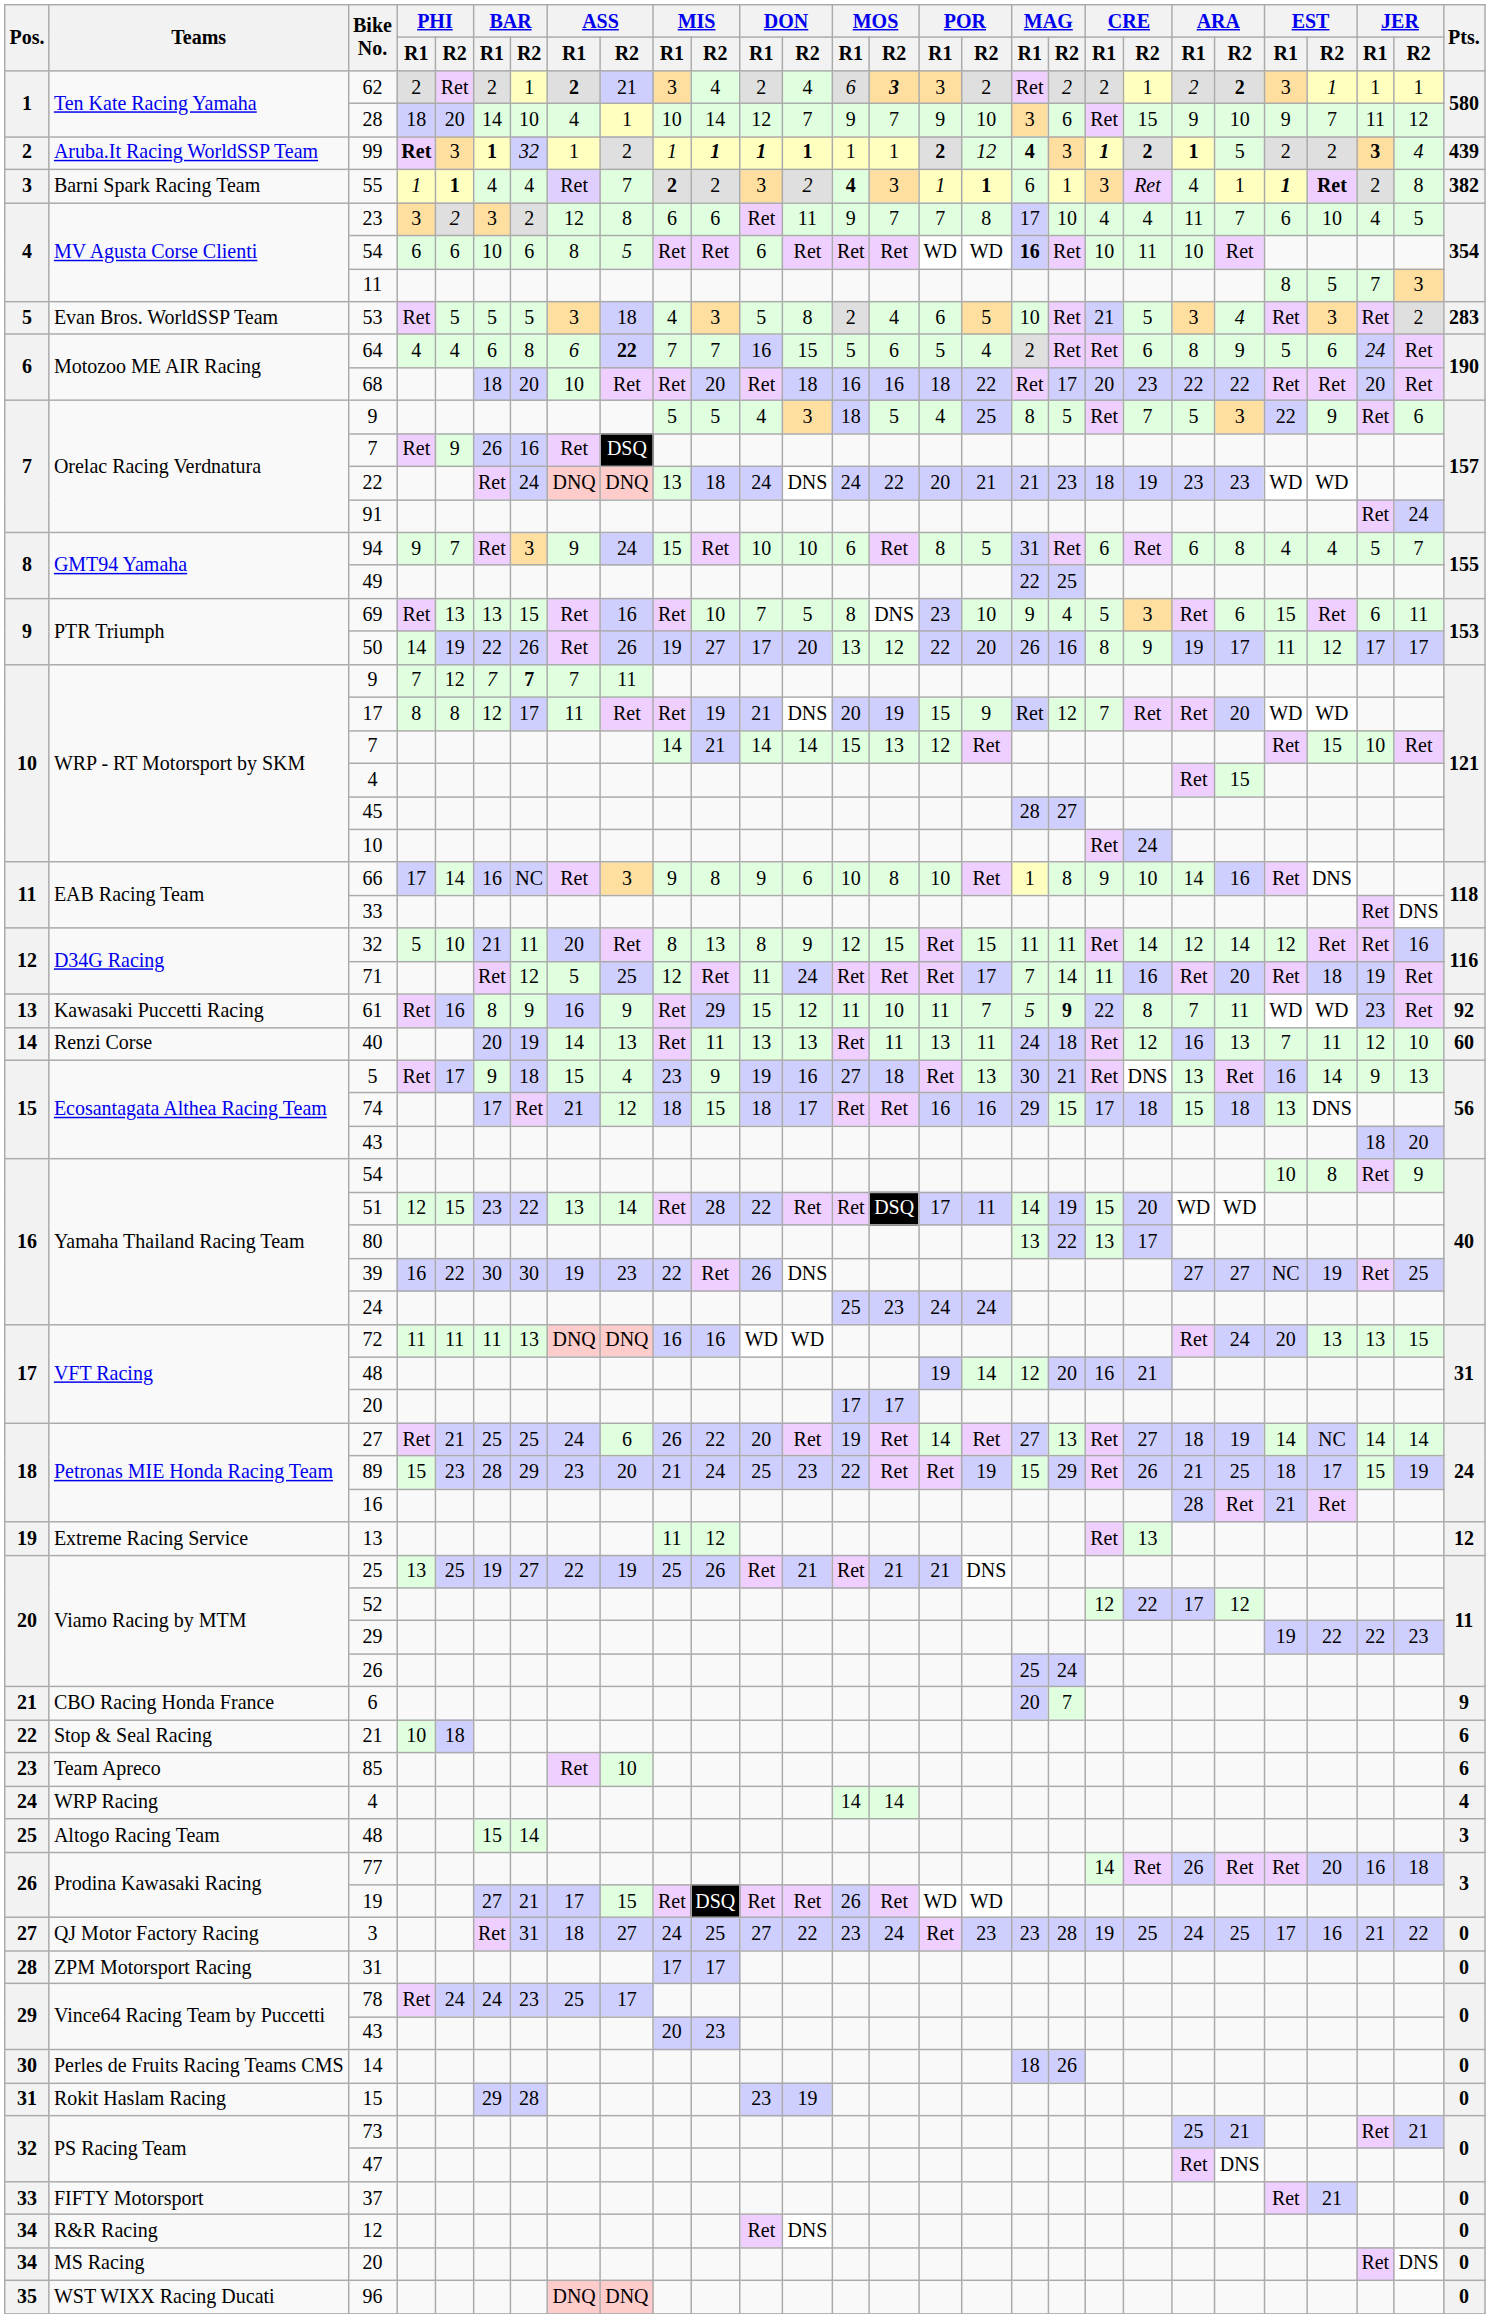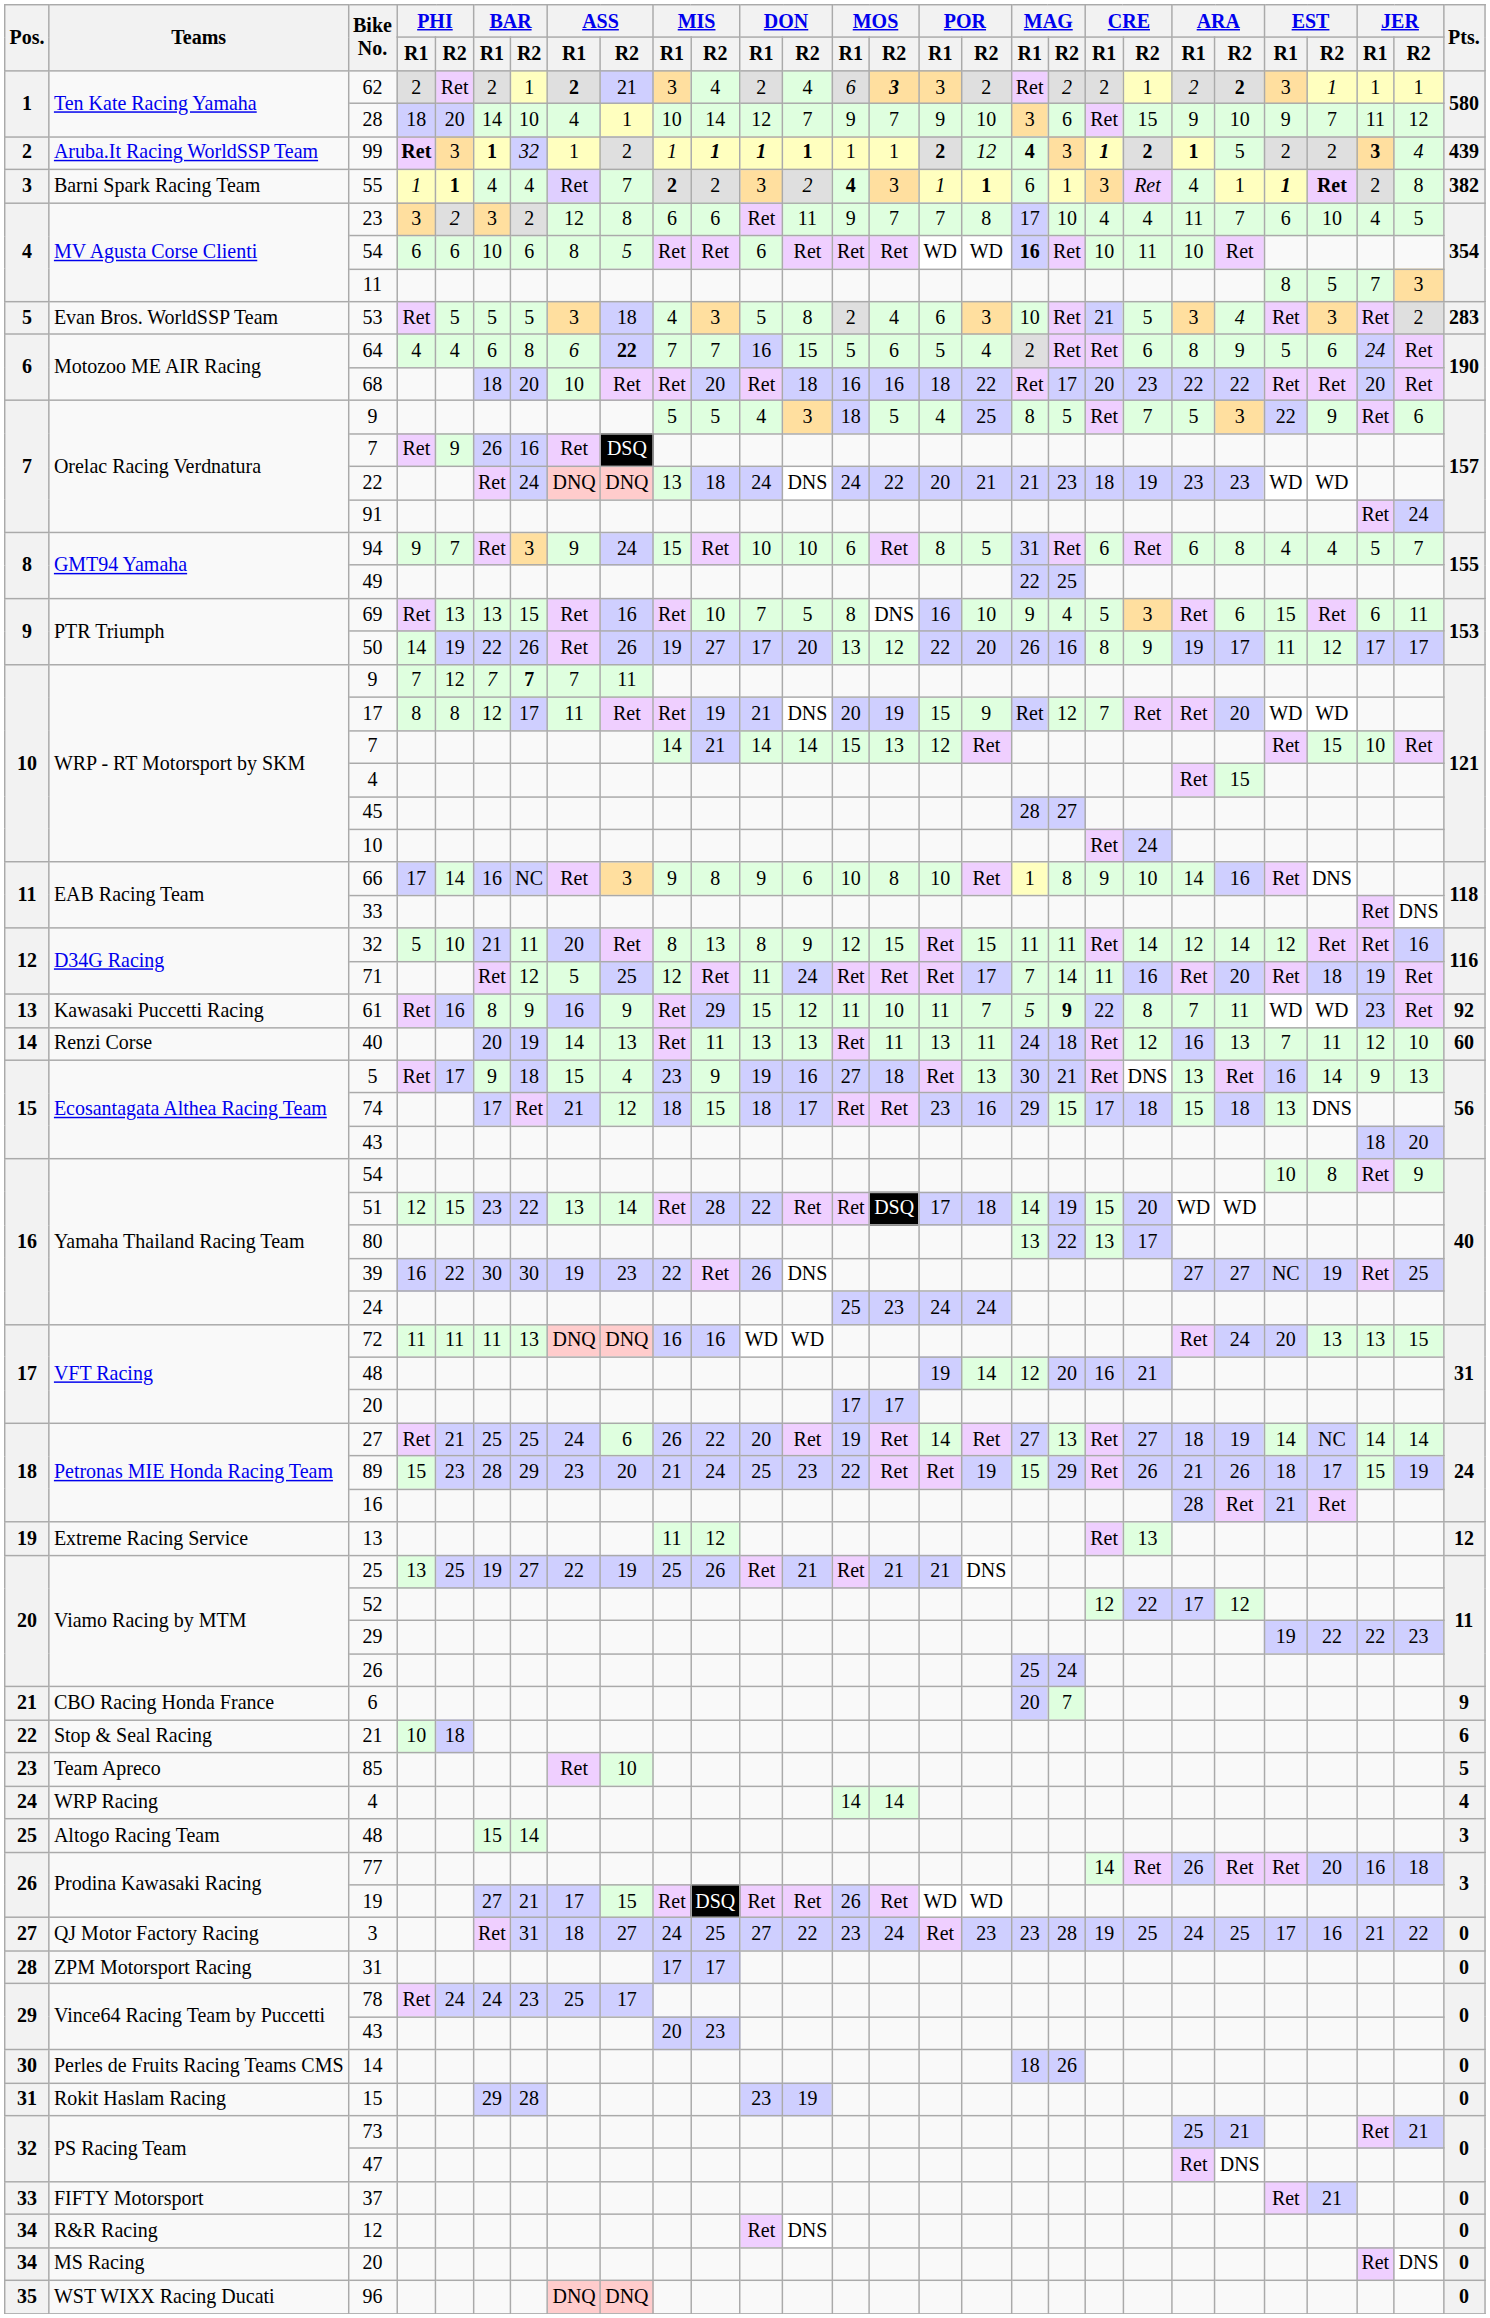(986, 317) 5 -> (986, 317) 3
(940, 614) 23 -> (940, 614) 16
(940, 1109) 16 -> (940, 1109) 23
(986, 1207) 11 -> (986, 1207) 18
(1240, 1471) 25 -> (1240, 1471) 26
(1464, 1768) 6 -> (1464, 1768) 5
